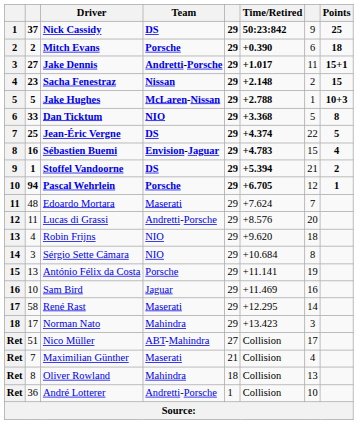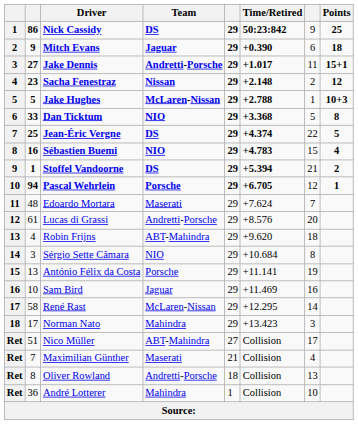(33, 30) 37 -> (33, 30) 86
(33, 47) 2 -> (33, 47) 9
(163, 47) Porsche -> (161, 47) Jaguar
(337, 81) 15 -> (337, 81) 12
(182, 150) Envision-Jaguar -> (155, 150) NIO
(33, 220) 11 -> (33, 220) 61
(155, 237) NIO -> (177, 237) ABT-Mahindra
(164, 306) Maserati -> (180, 306) McLaren-Nissan
(166, 375) Mahindra -> (181, 375) Andretti-Porsche
(181, 392) Andretti-Porsche -> (166, 392) Mahindra
